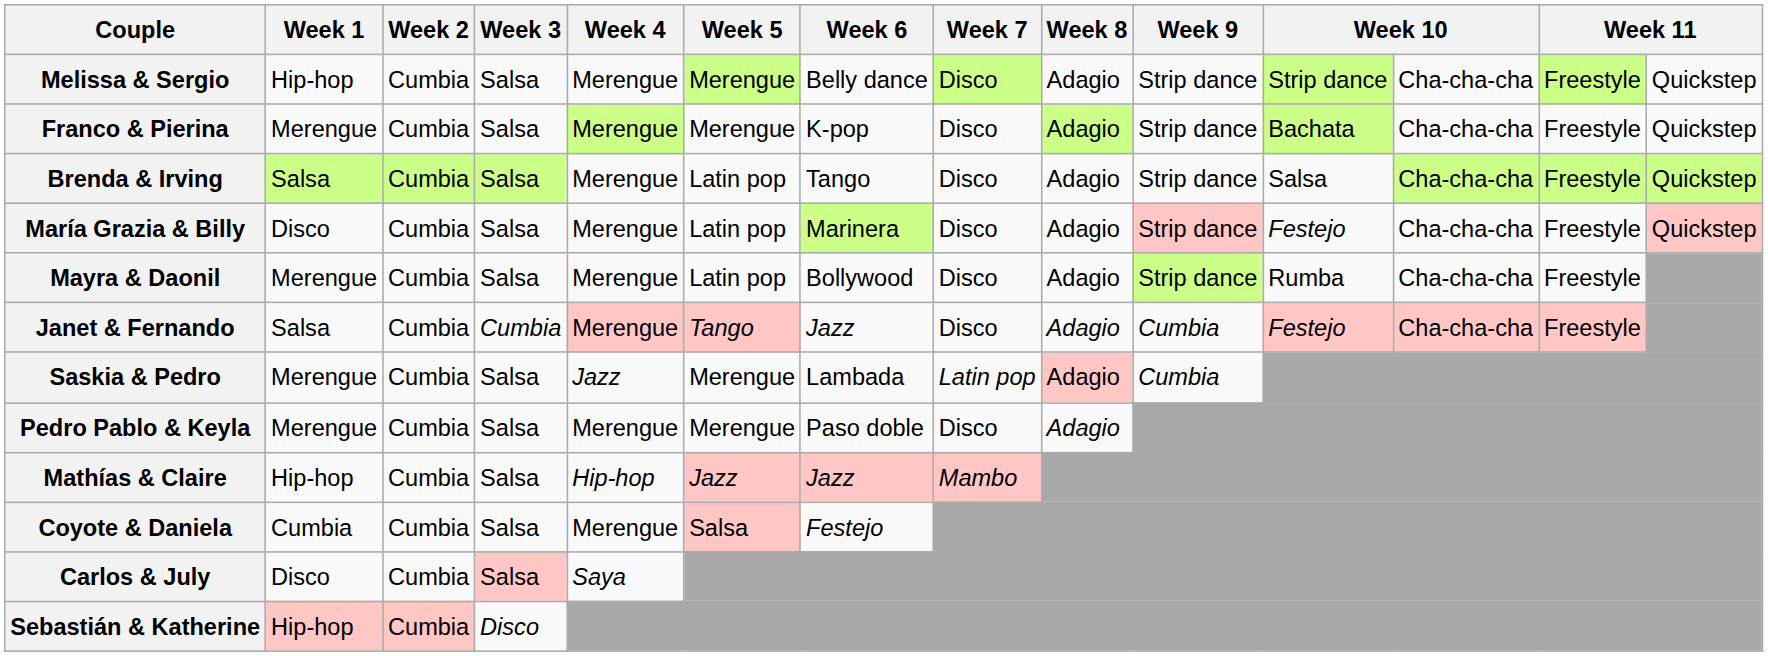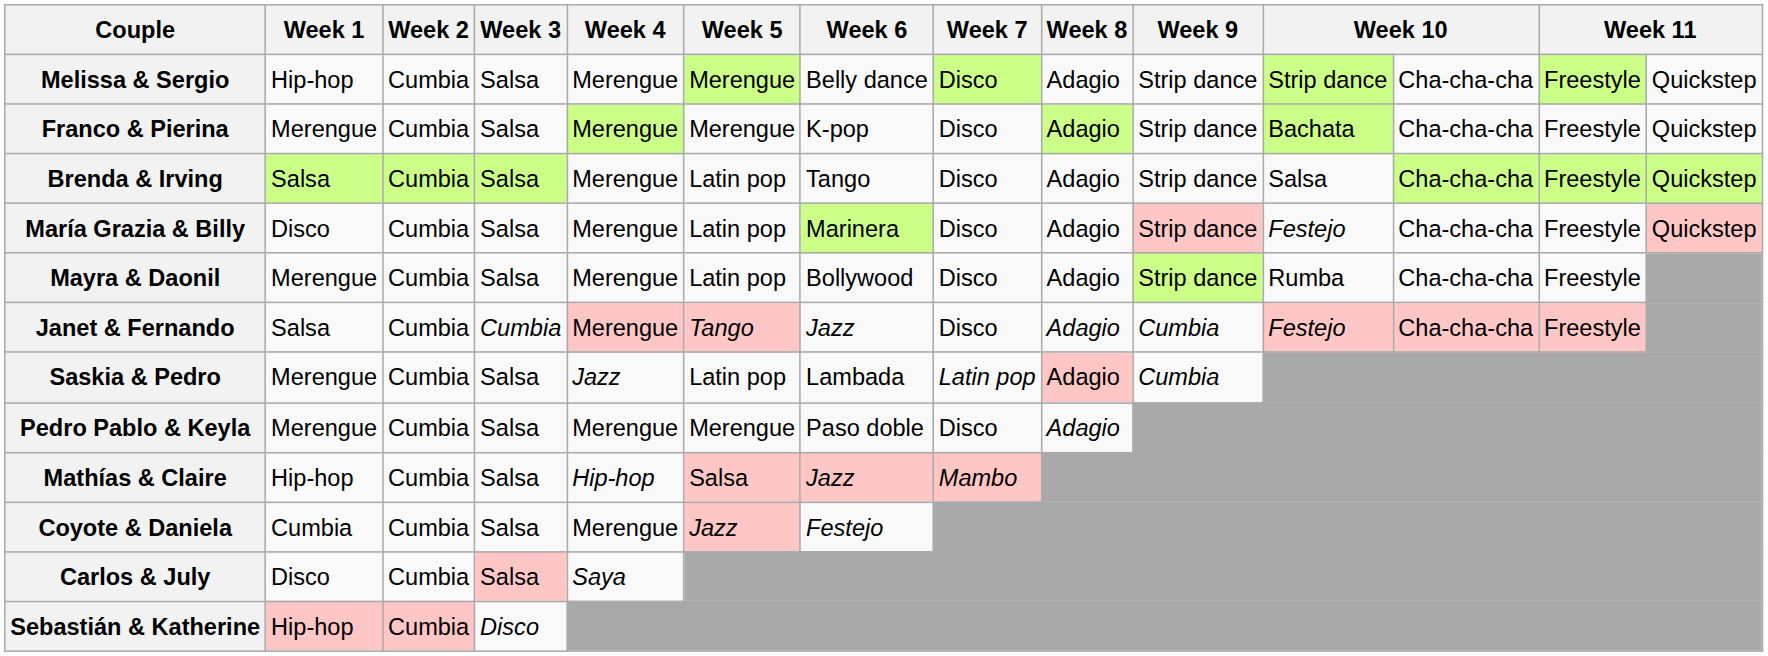(742, 378) Merengue -> (738, 378) Latin pop
(713, 477) Jazz -> (719, 477) Salsa
(719, 527) Salsa -> (713, 527) Jazz
